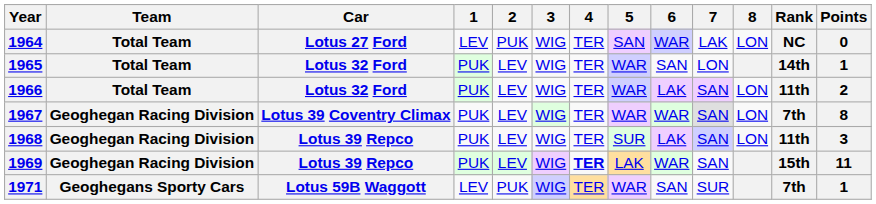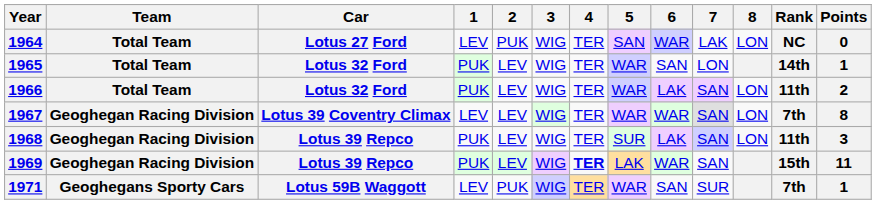(474, 114) PUK -> (474, 114) LEV
